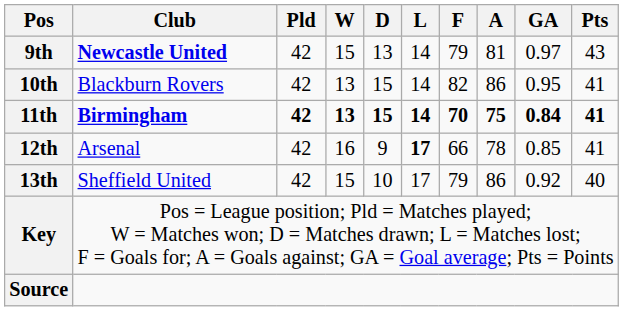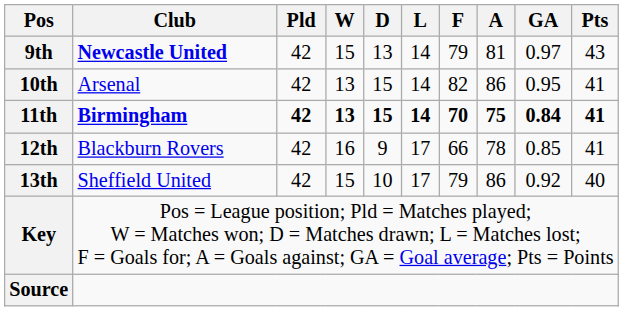(151, 84) Blackburn Rovers -> (109, 84) Arsenal
(109, 148) Arsenal -> (151, 148) Blackburn Rovers
(420, 148) bold -> (420, 148) normal
